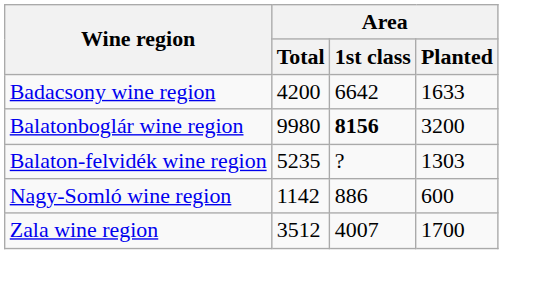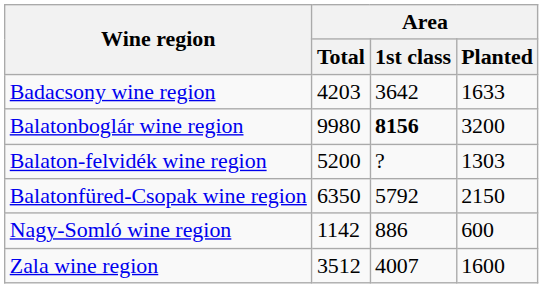(299, 91) 4200 -> (339, 91) 4203
(357, 91) 6642 -> (397, 91) 3642
(299, 160) 5235 -> (339, 160) 5200
+ row: (158, 195)
(443, 230) 1700 -> (483, 265) 1600
